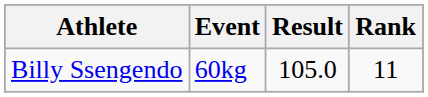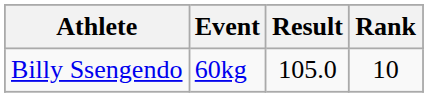(386, 69) 11 -> (386, 69) 10
